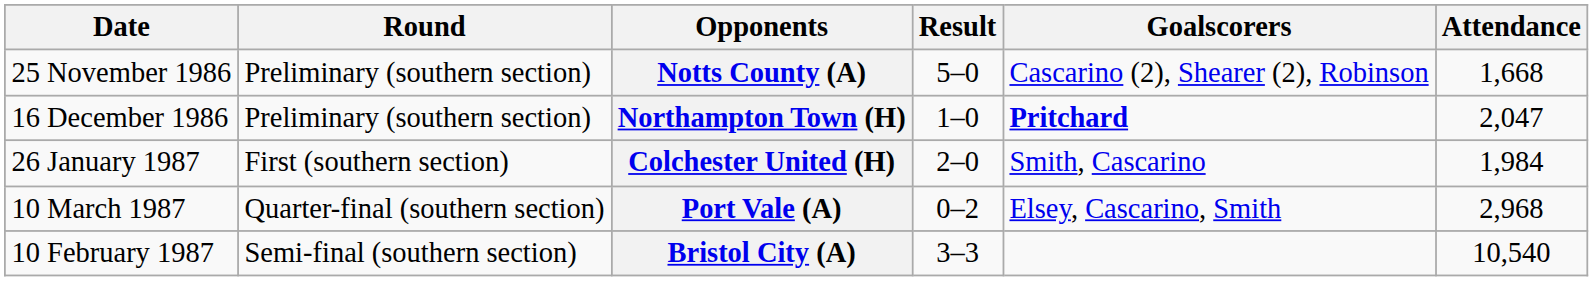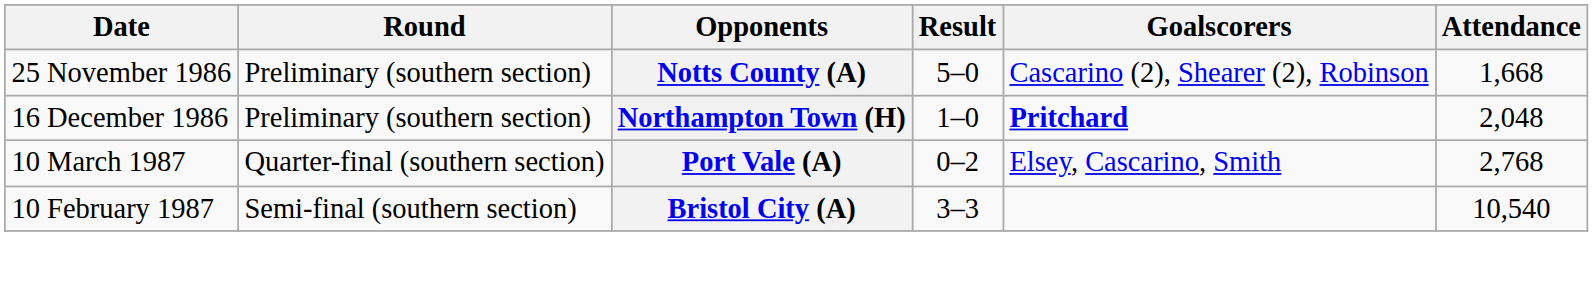(1511, 117) 2,047 -> (1511, 117) 2,048
- row: (762, 162)
(1511, 207) 2,968 -> (1511, 162) 2,768
